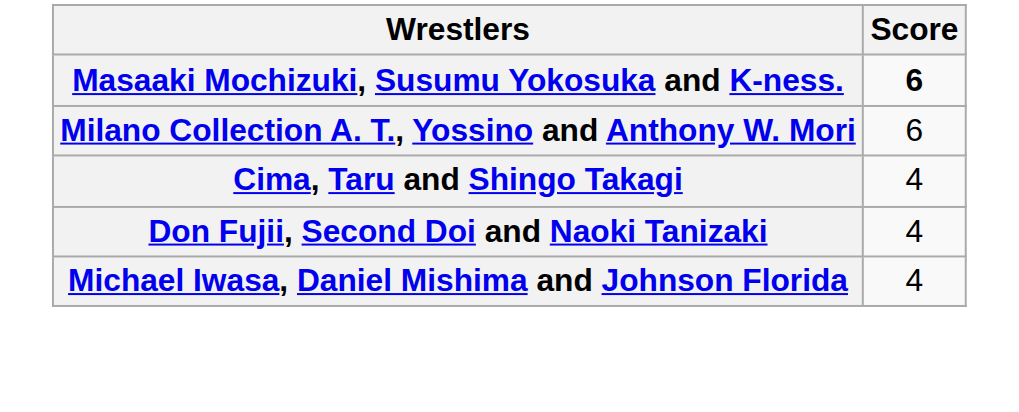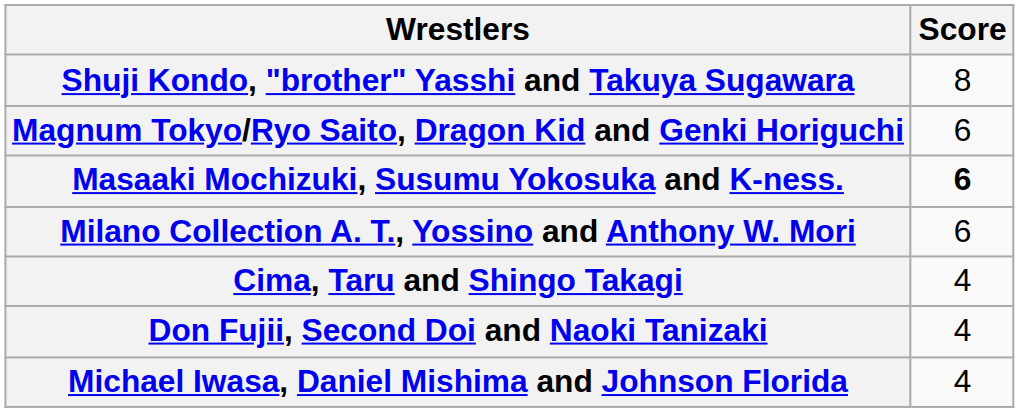+ row: (458, 79)
+ row: (458, 130)
